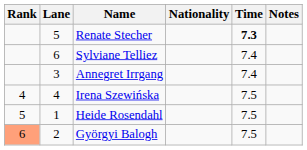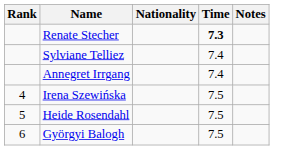- column: (56, 14)
(22, 134) lightsalmon background -> (22, 134) no background
